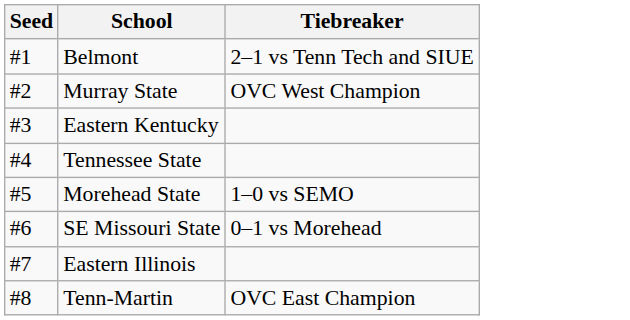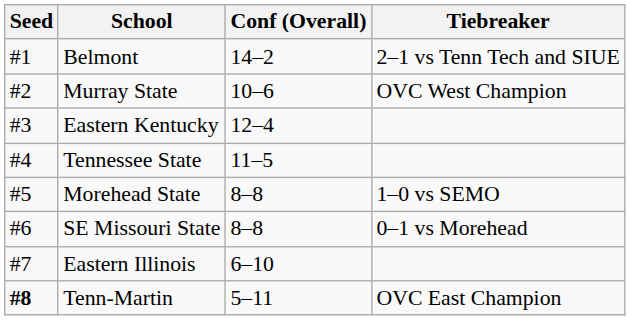+ column: (298, 21)
(21, 297) normal -> (21, 297) bold
